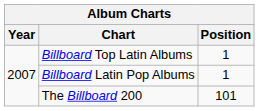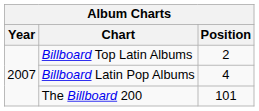(226, 55) 1 -> (226, 55) 2
(226, 75) 1 -> (226, 75) 4
